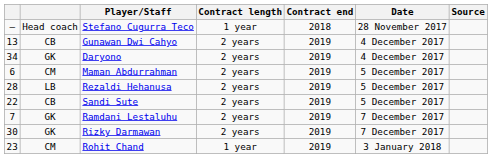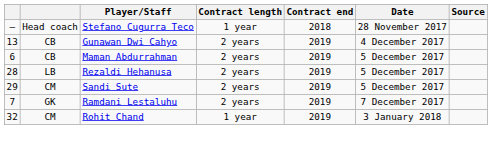- row: (102, 57)
(50, 72) CM -> (50, 57) CB
(12, 102) 22 -> (12, 87) 29
(50, 102) CB -> (50, 87) CM
- row: (121, 132)
(12, 147) 23 -> (12, 117) 32
